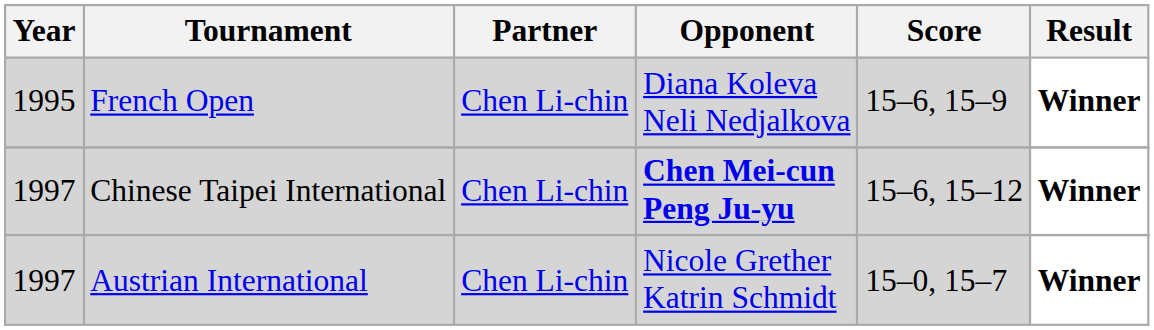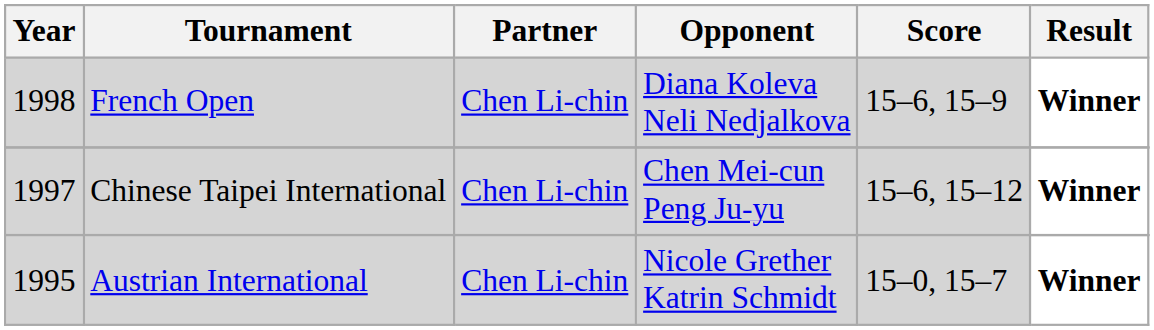(44, 101) 1995 -> (44, 101) 1998
(739, 190) bold -> (734, 190) normal
(44, 280) 1997 -> (44, 280) 1995
